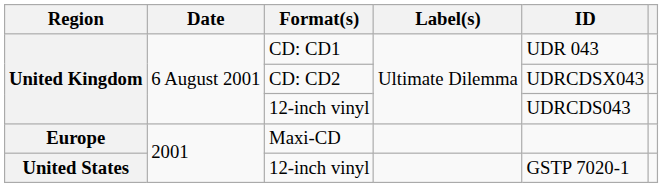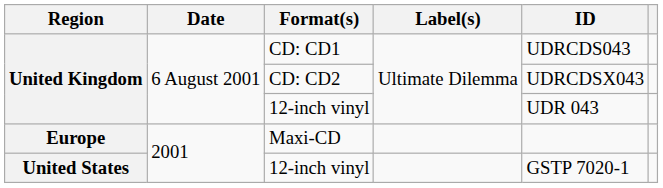(563, 49) UDR 043 -> (579, 49) UDRCDS043
(579, 108) UDRCDS043 -> (563, 108) UDR 043
